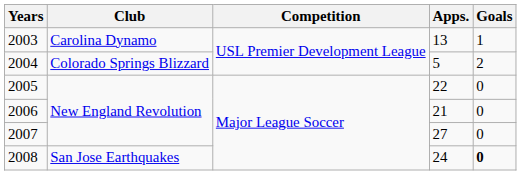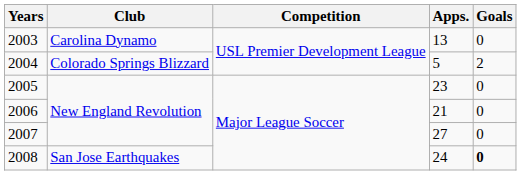(480, 39) 1 -> (480, 39) 0
(440, 87) 22 -> (440, 87) 23
